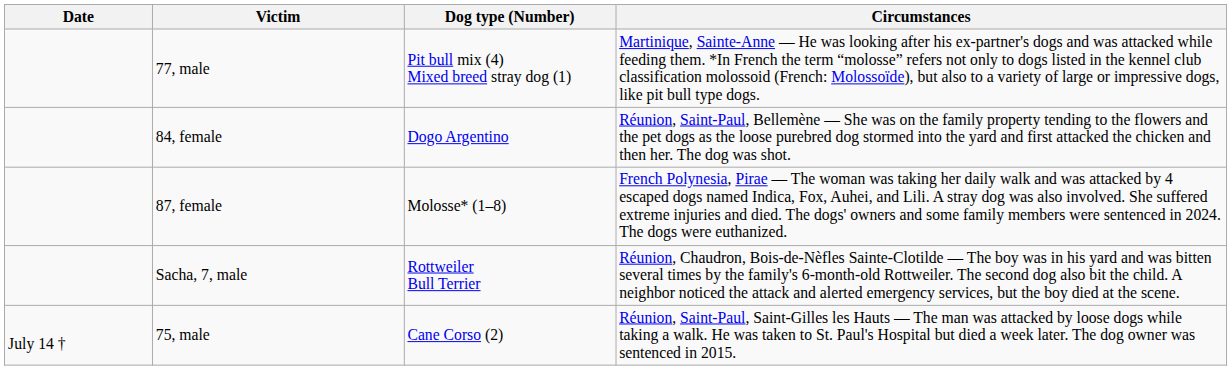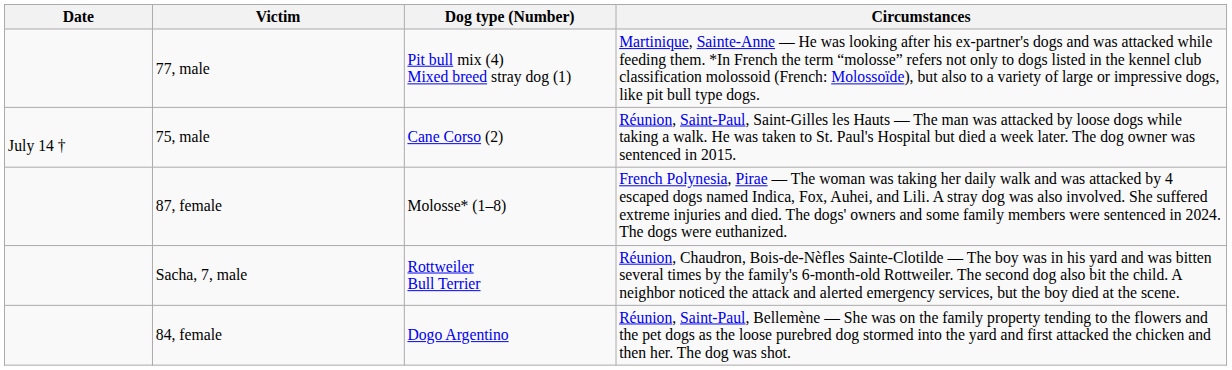rows swapped: (189, 137) <-> (183, 335)
